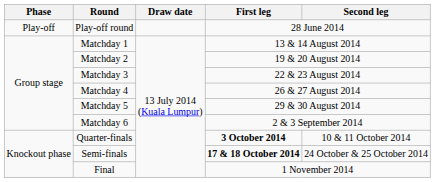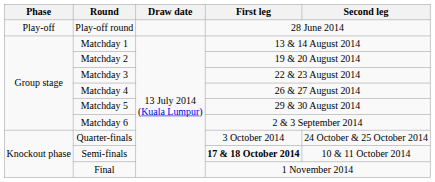(253, 138) bold -> (253, 138) normal
(366, 138) 10 & 11 October 2014 -> (366, 138) 24 October & 25 October 2014
(366, 153) 24 October & 25 October 2014 -> (366, 153) 10 & 11 October 2014
